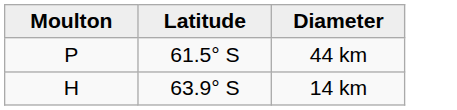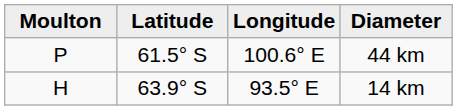+ column: (284, 21)
